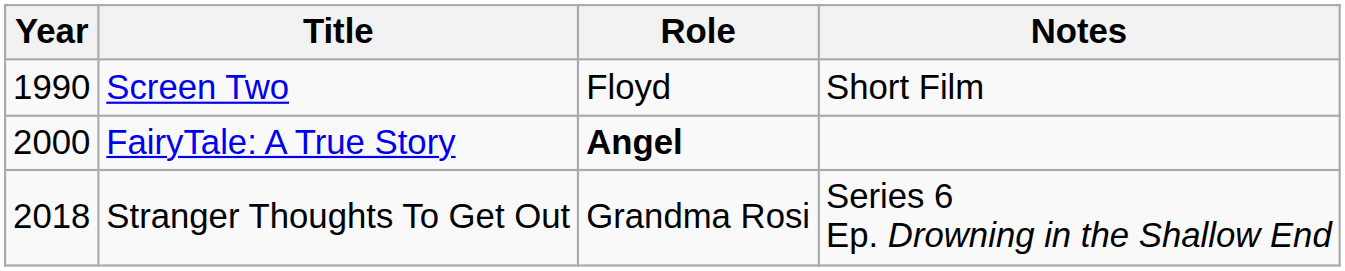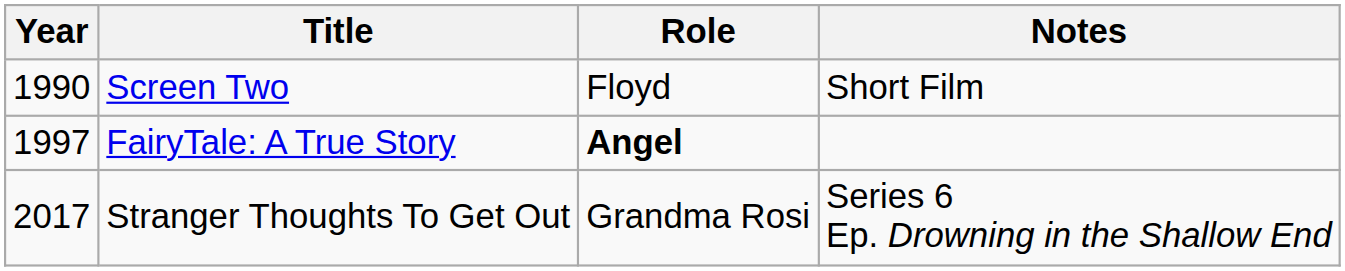(52, 142) 2000 -> (52, 142) 1997
(52, 216) 2018 -> (52, 216) 2017
